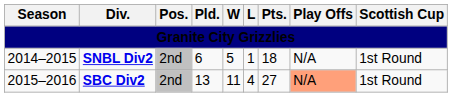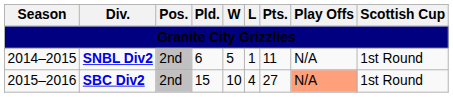(269, 59) 18 -> (270, 59) 11
(202, 80) 13 -> (202, 80) 15
(233, 80) 11 -> (234, 80) 10
